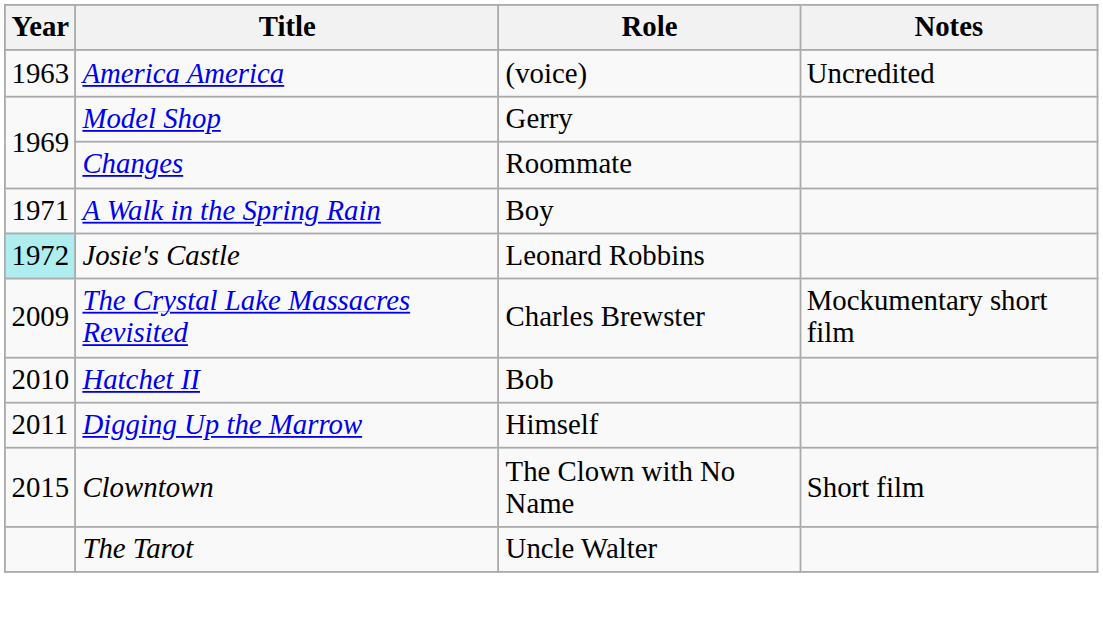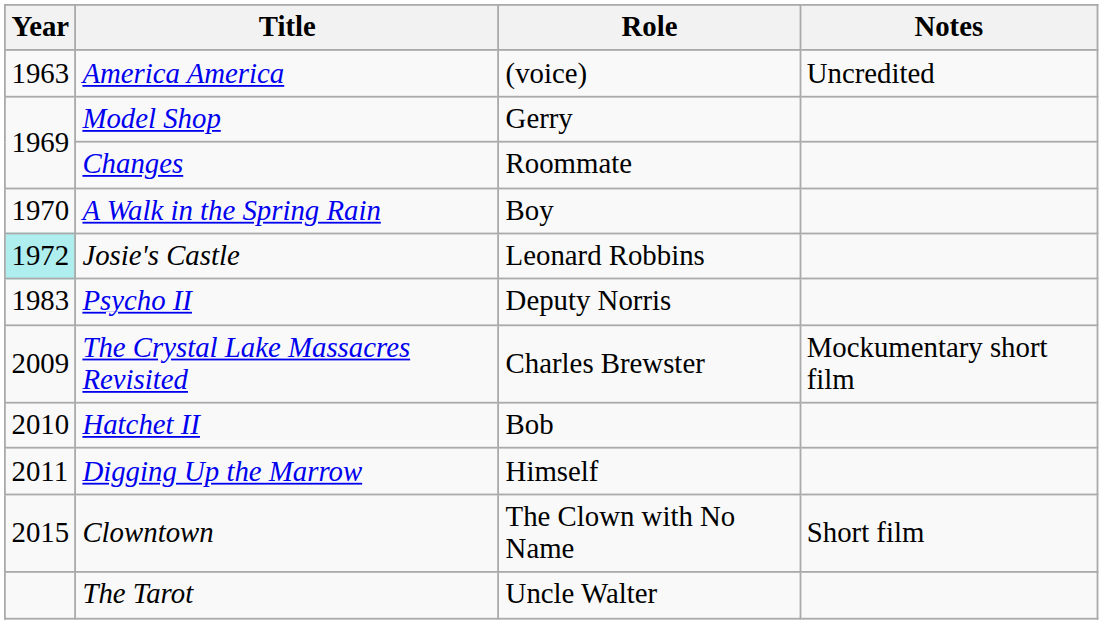(40, 210) 1971 -> (40, 210) 1970
+ row: (137, 301)
